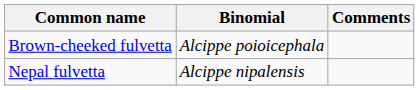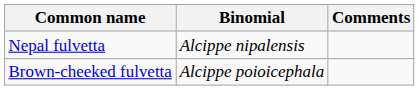rows swapped: (90, 44) <-> (57, 71)
